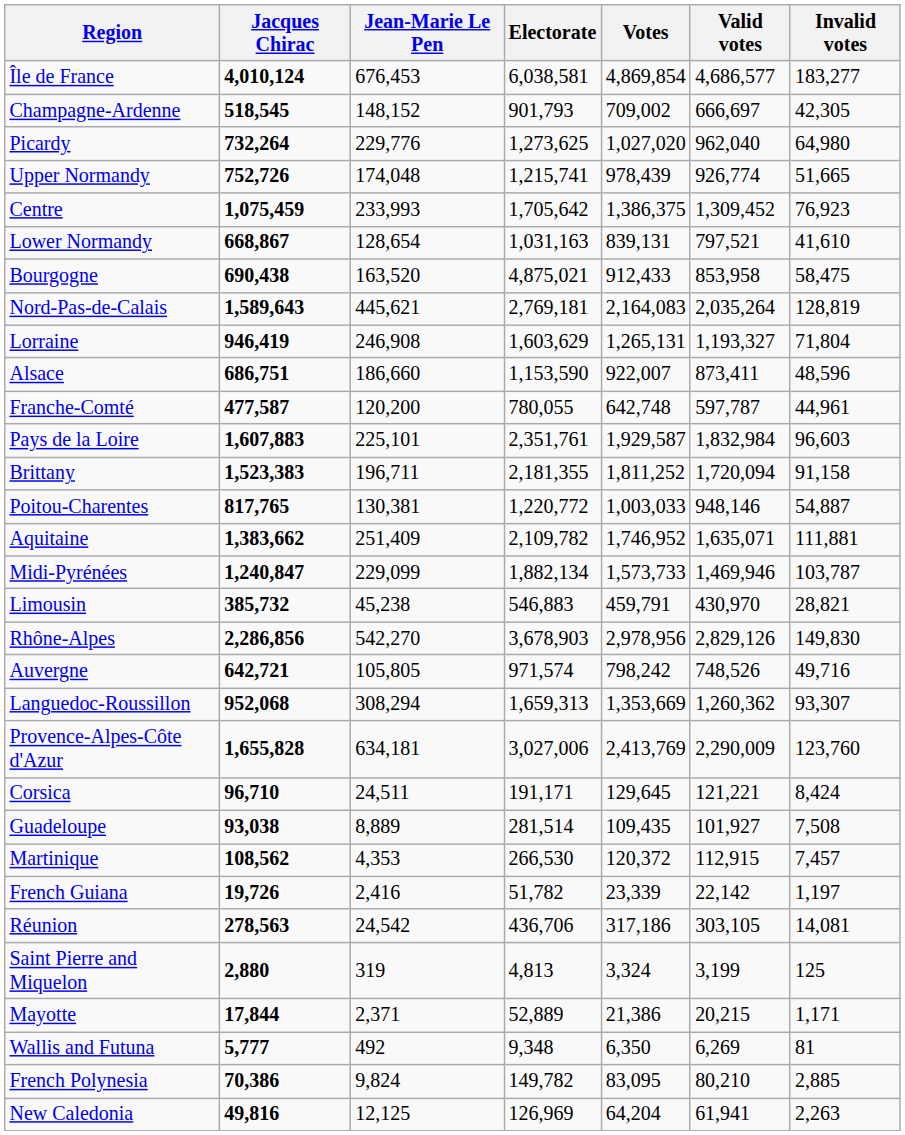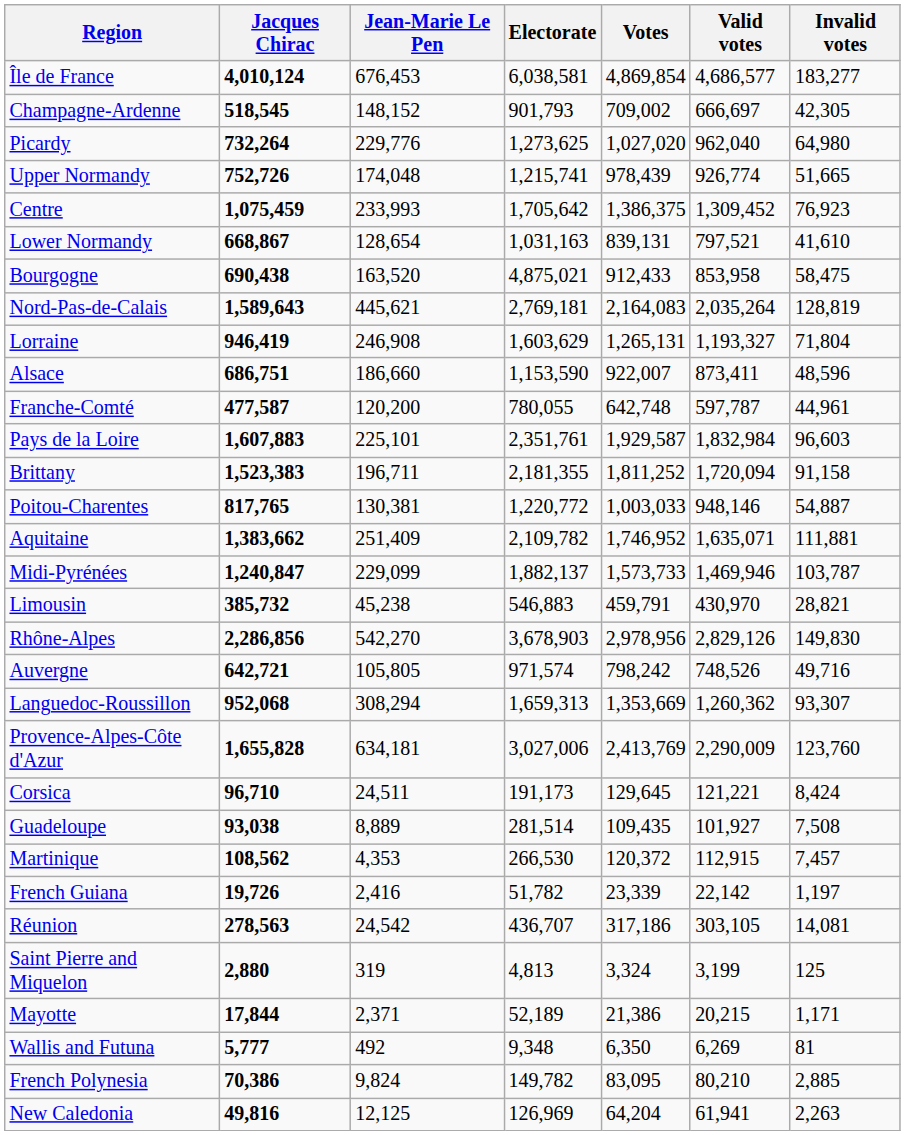(549, 571) 1,882,134 -> (549, 571) 1,882,137
(541, 793) 191,171 -> (541, 793) 191,173
(541, 925) 436,706 -> (541, 925) 436,707
(536, 1014) 52,889 -> (536, 1014) 52,189
